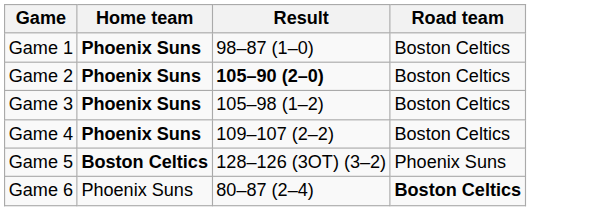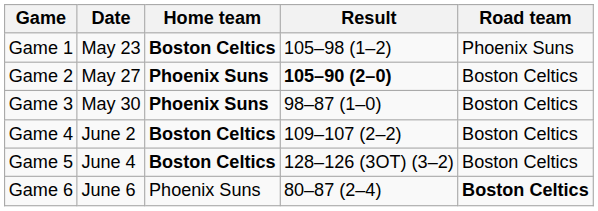+ column: (111, 18)
(141, 47) Phoenix Suns -> (212, 47) Boston Celtics
(265, 47) 98–87 (1–0) -> (338, 47) 105–98 (1–2)
(452, 47) Boston Celtics -> (518, 47) Phoenix Suns
(270, 104) 105–98 (1–2) -> (333, 104) 98–87 (1–0)
(141, 133) Phoenix Suns -> (212, 133) Boston Celtics
(450, 162) Phoenix Suns -> (520, 162) Boston Celtics
